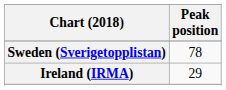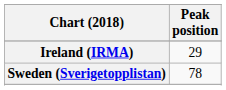rows swapped: (87, 73) <-> (87, 52)
